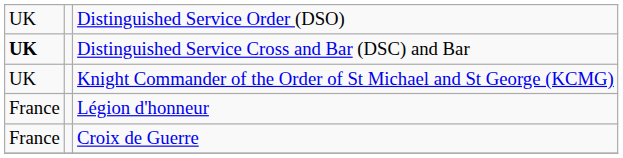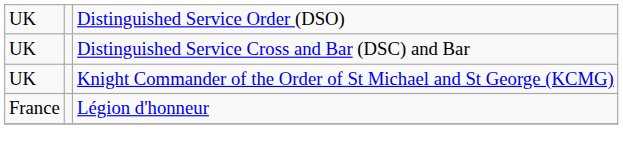(23, 49) bold -> (22, 49) normal
- row: (138, 138)
